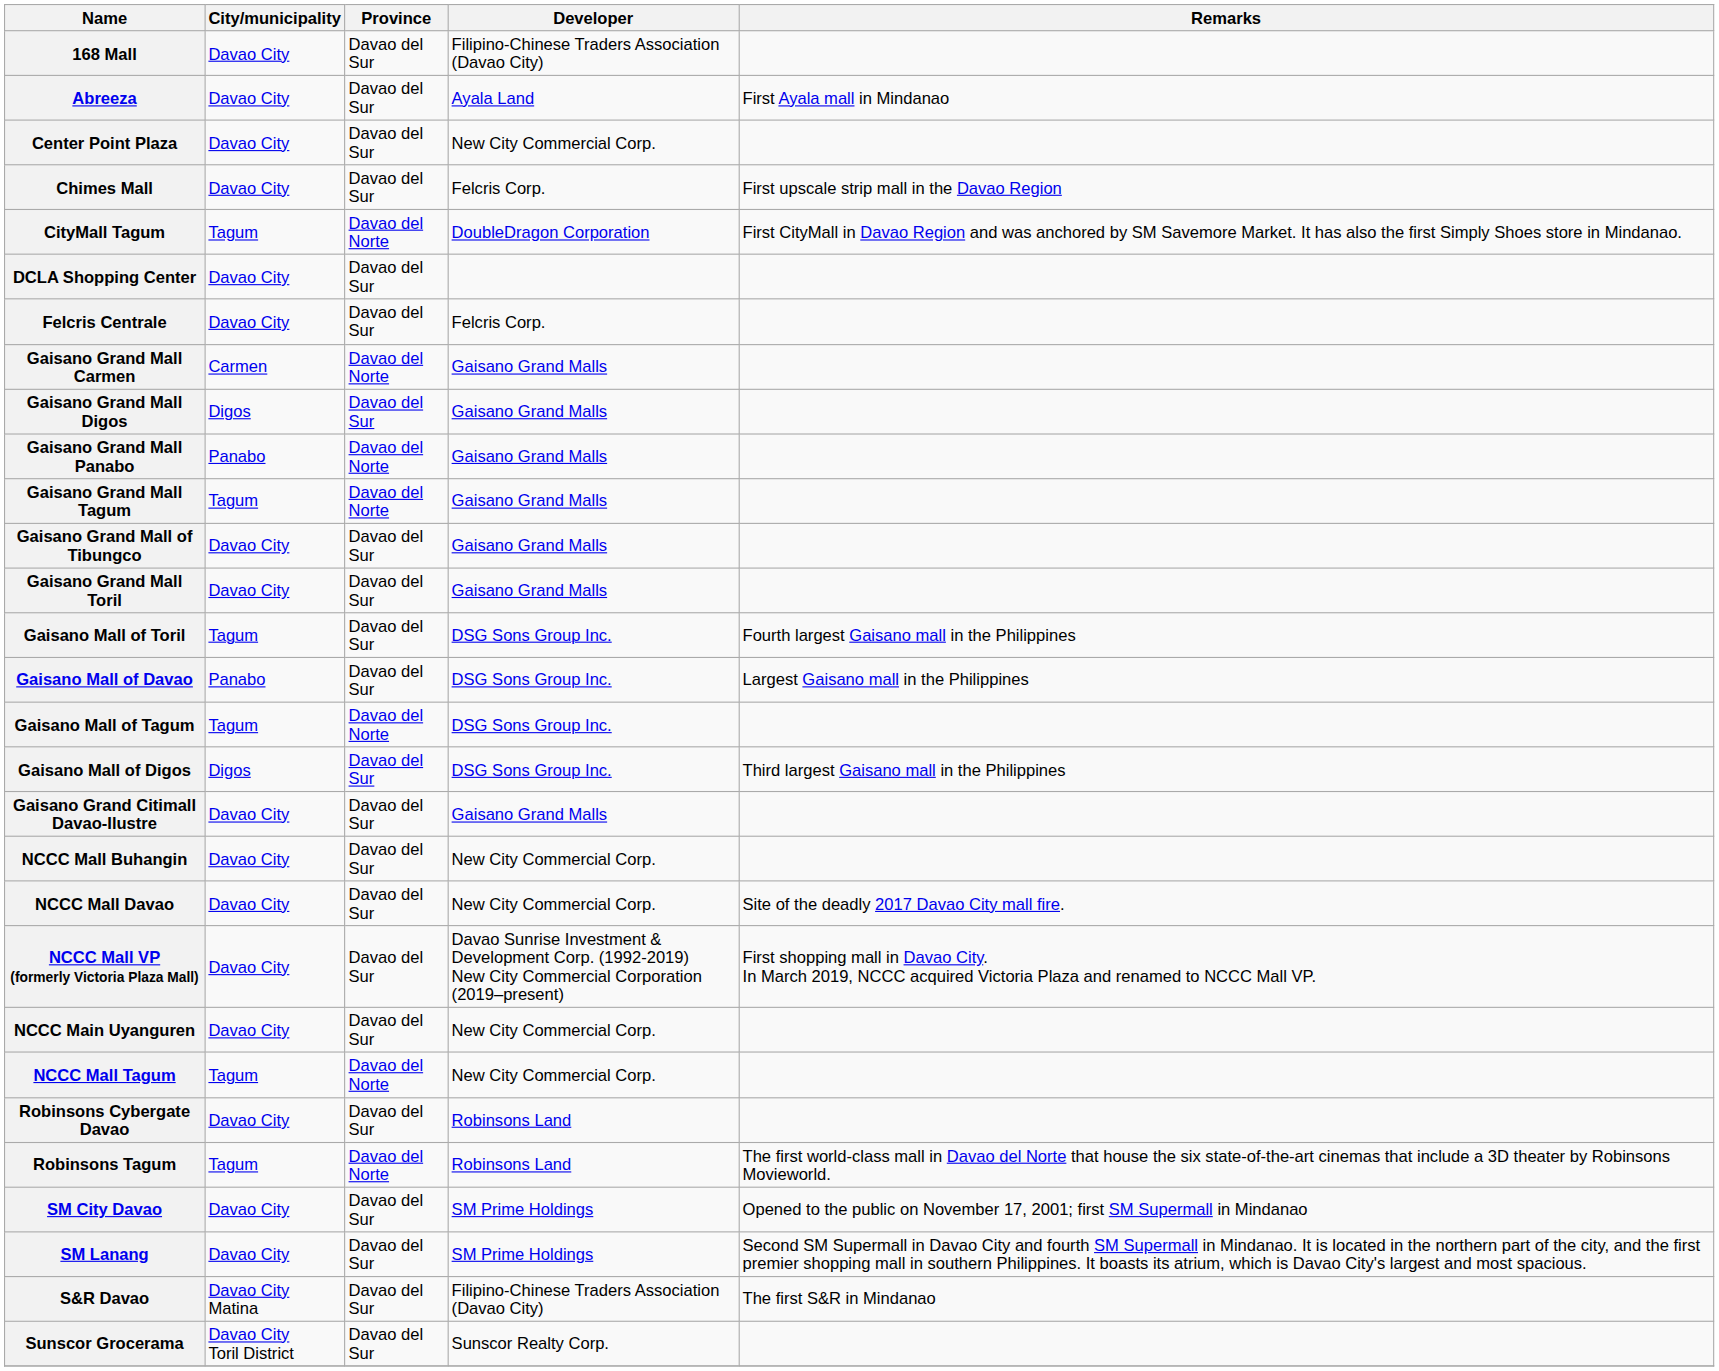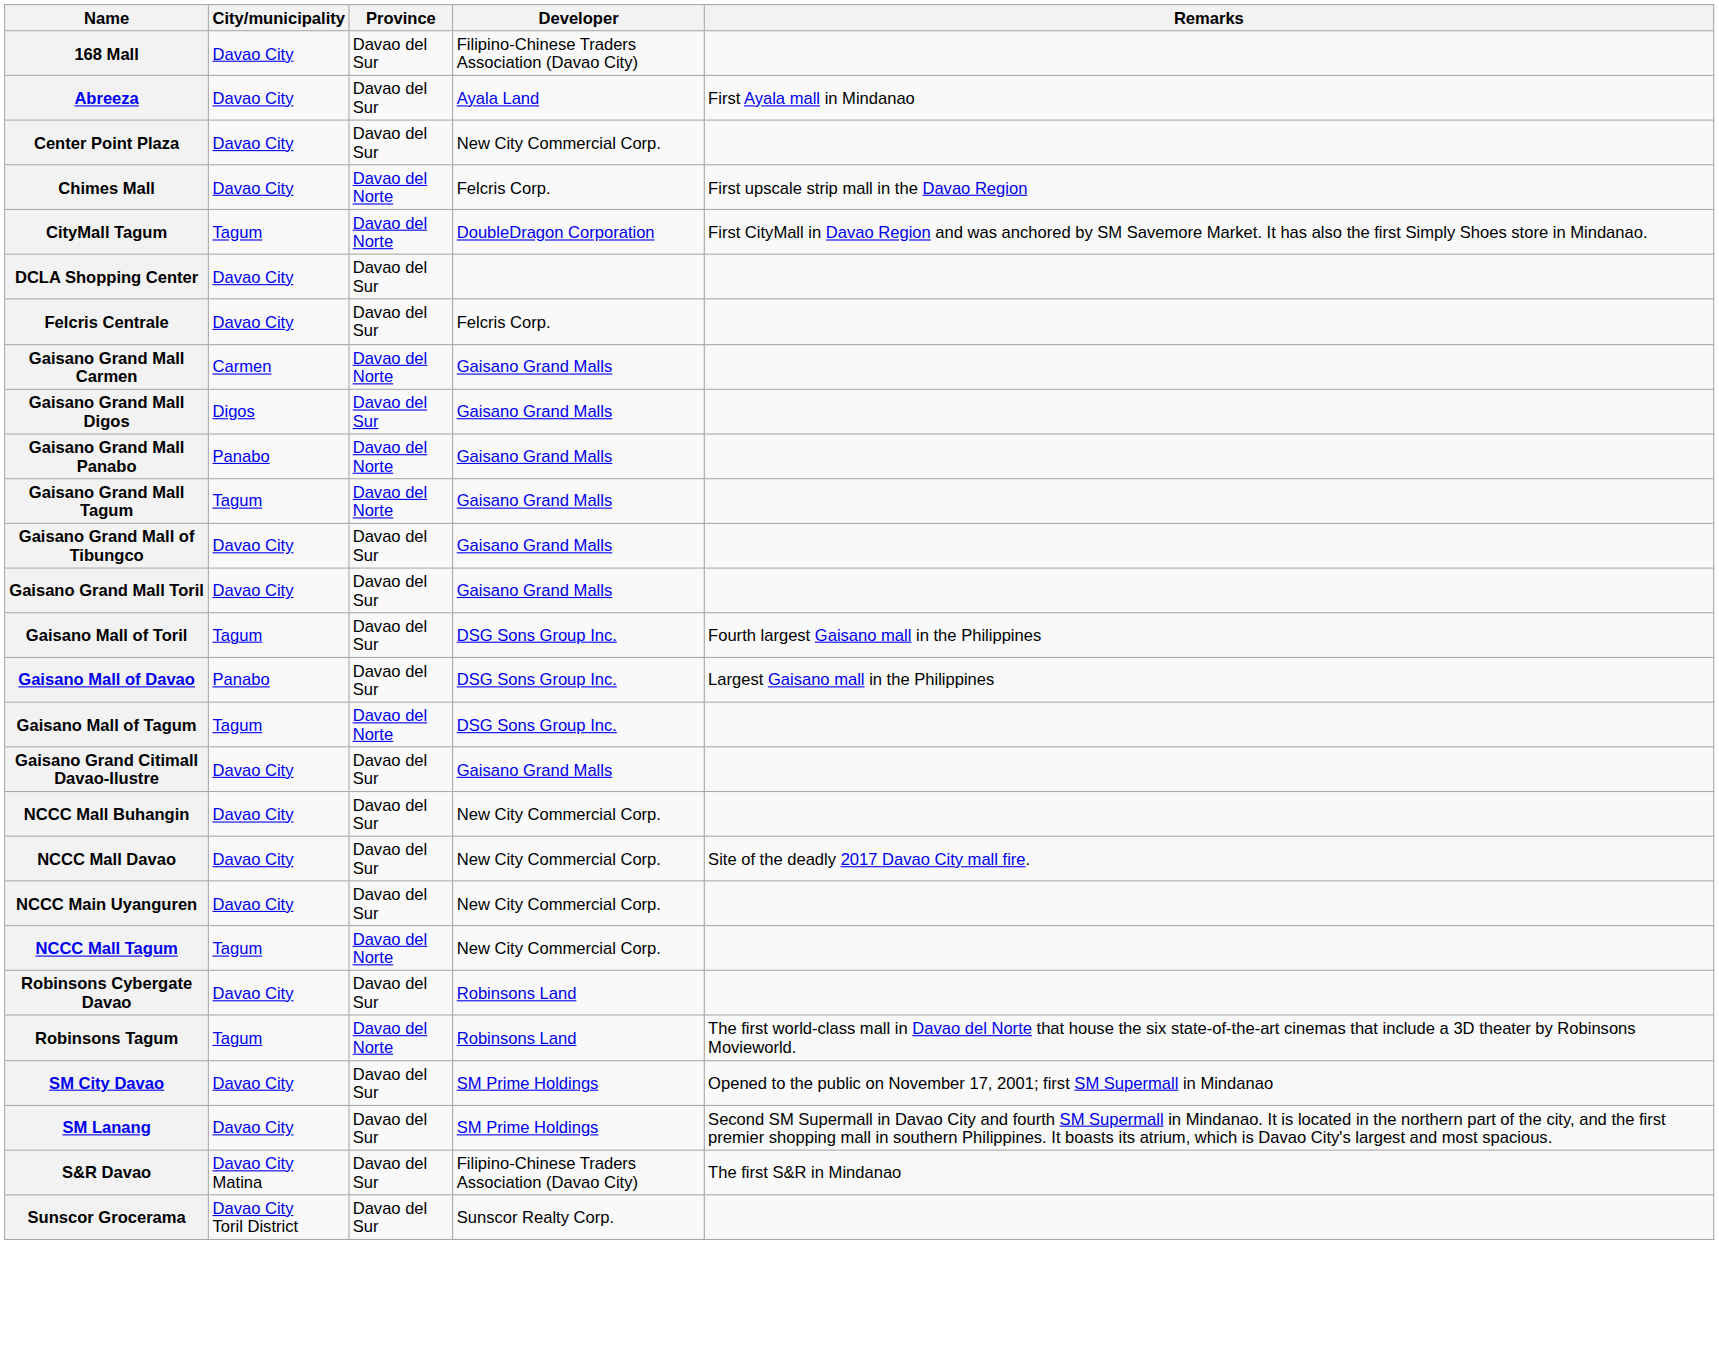(386, 188) Davao del Sur -> (390, 188) Davao del Norte
- row: (105, 769)
- row: (105, 967)
